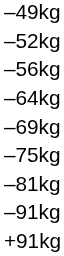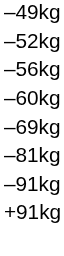+ row: (32, 98)
- row: (32, 98)
- row: (32, 155)
